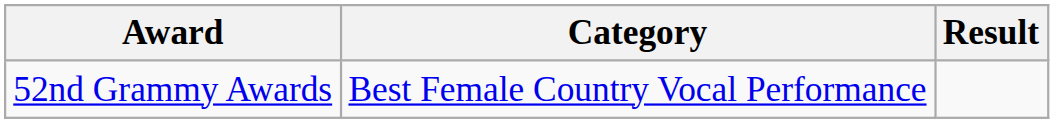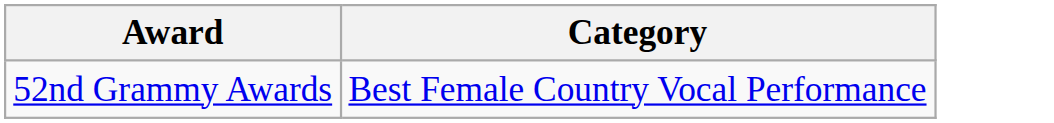- column: (991, 32)
